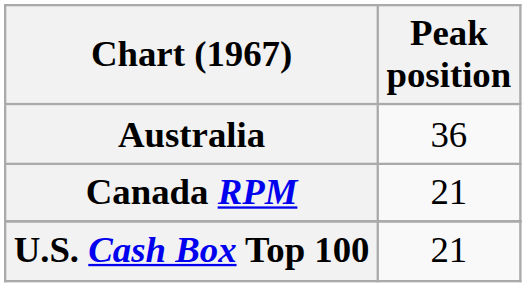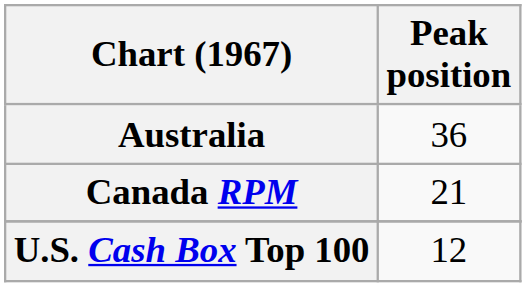(449, 250) 21 -> (449, 250) 12
